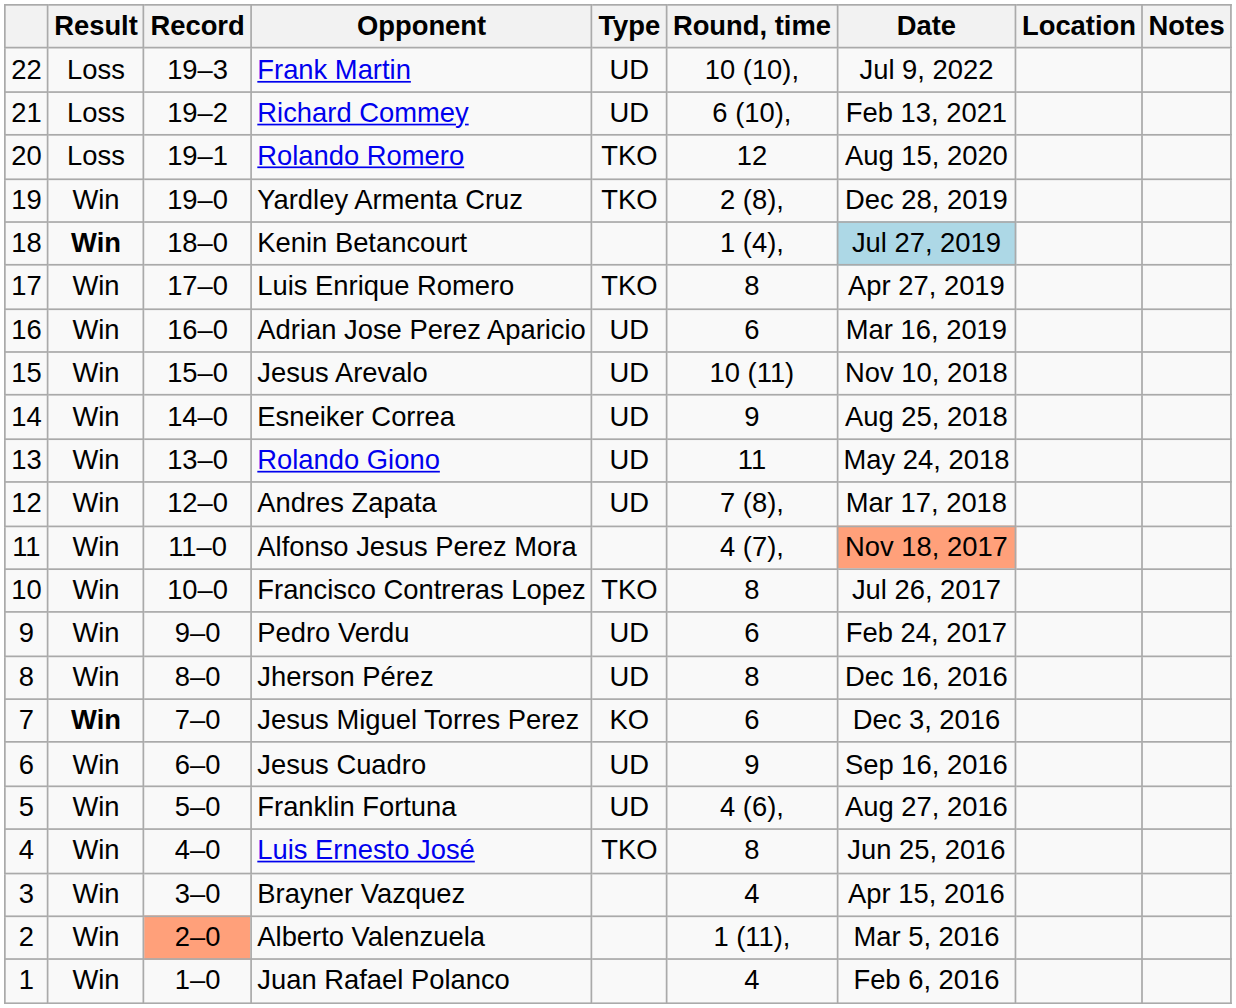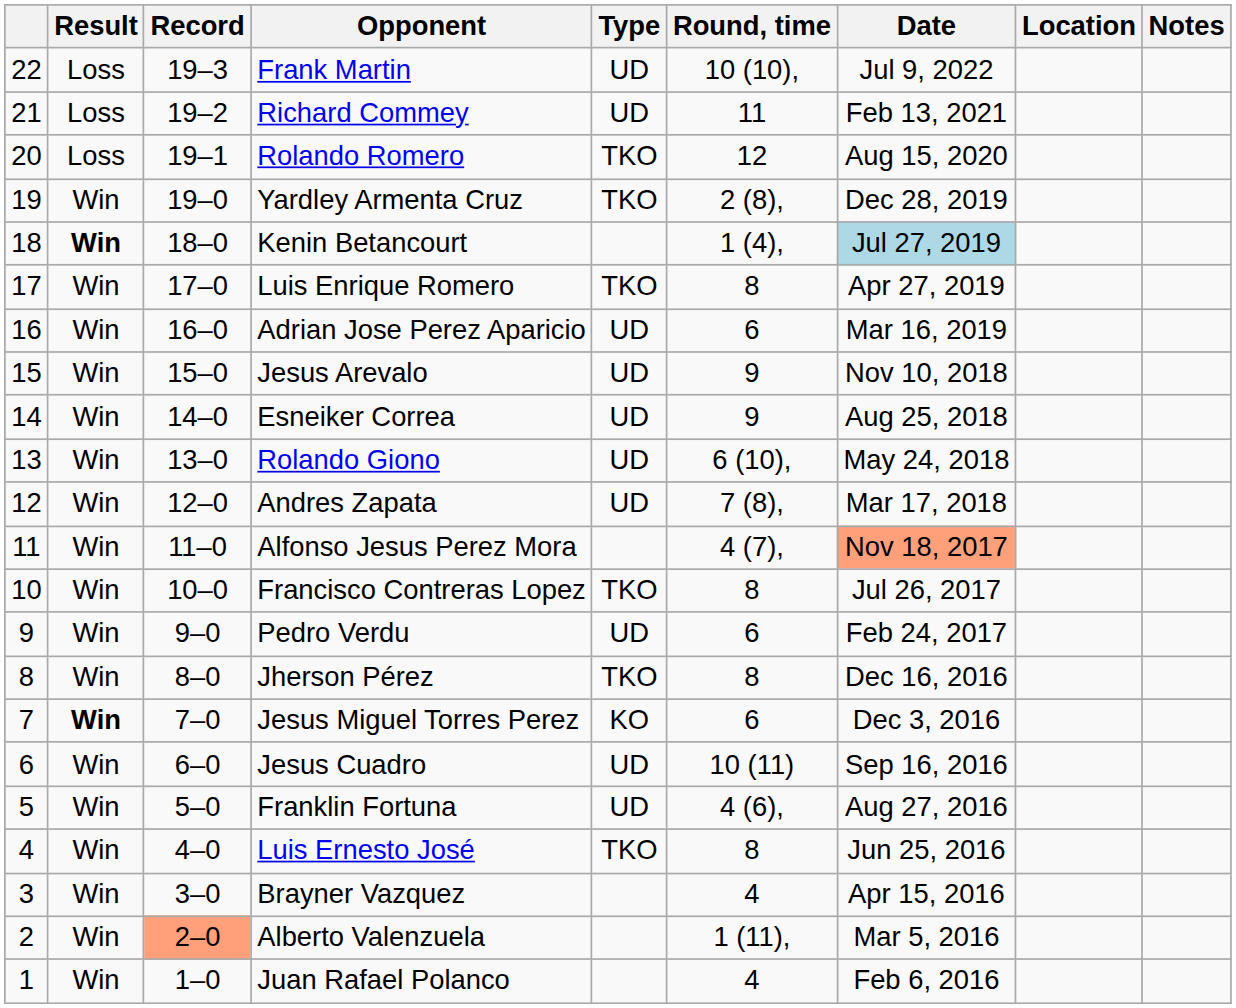(752, 112) 6 (10), -> (752, 112) 11
(752, 373) 10 (11) -> (752, 373) 9
(752, 460) 11 -> (752, 460) 6 (10),
(629, 677) UD -> (629, 677) TKO
(752, 763) 9 -> (752, 763) 10 (11)
